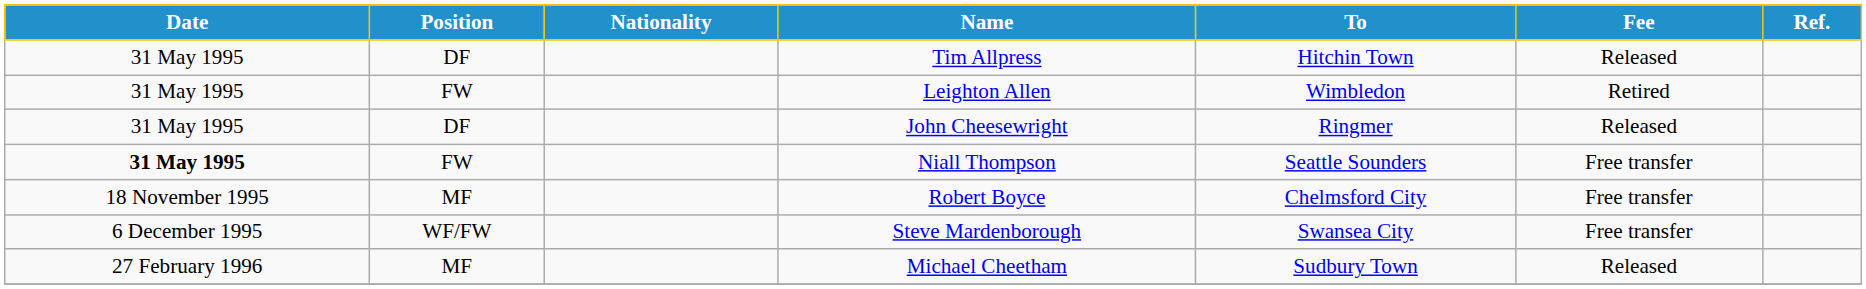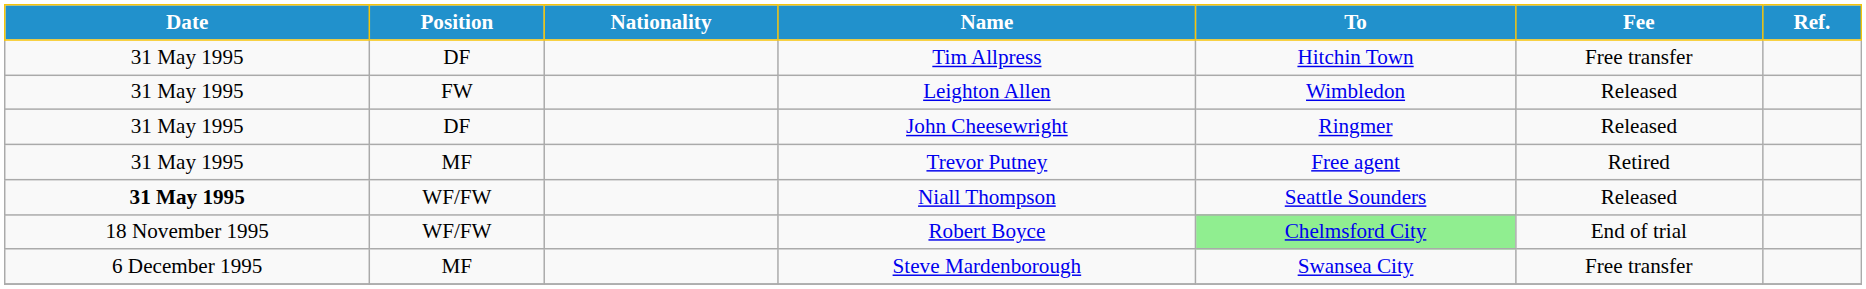(1639, 57) Released -> (1639, 57) Free transfer
(1639, 92) Retired -> (1639, 92) Released
+ row: (987, 161)
(457, 161) FW -> (457, 196) WF/FW
(1639, 161) Free transfer -> (1639, 196) Released
(457, 196) MF -> (457, 231) WF/FW
(1356, 196) no background -> (1356, 231) lightgreen background
(1639, 196) Free transfer -> (1639, 231) End of trial
(457, 231) WF/FW -> (457, 266) MF
- row: (987, 266)
